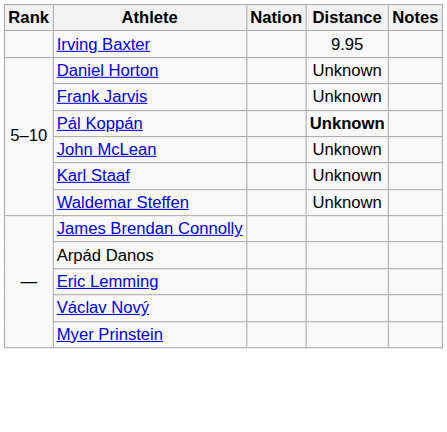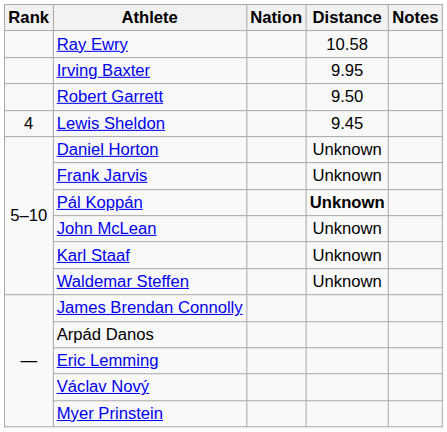+ row: (92, 44)
+ row: (110, 96)
+ row: (111, 123)
